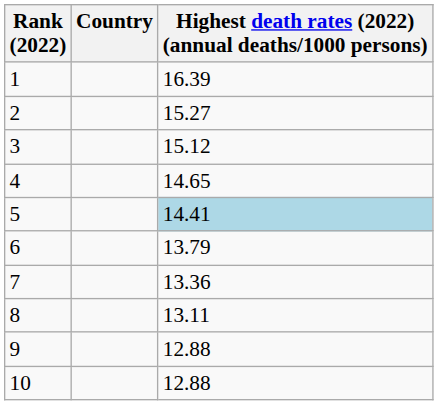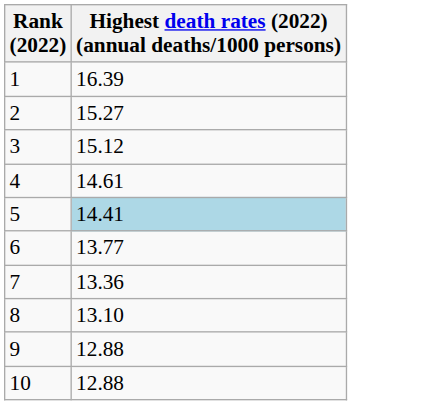- column: (115, 21)
(187, 180) 14.65 -> (100, 180) 14.61
(187, 247) 13.79 -> (100, 247) 13.77
(186, 315) 13.11 -> (100, 315) 13.10
